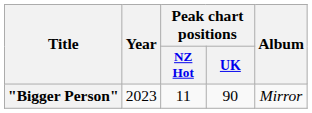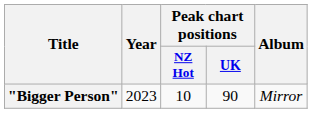(183, 96) 11 -> (183, 96) 10
